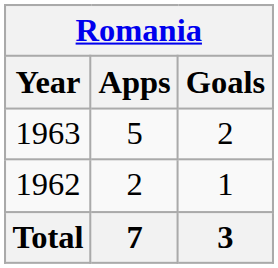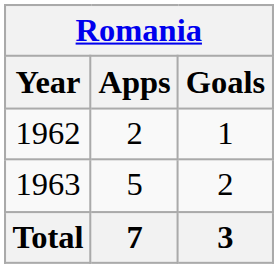rows swapped: (48, 184) <-> (48, 133)
